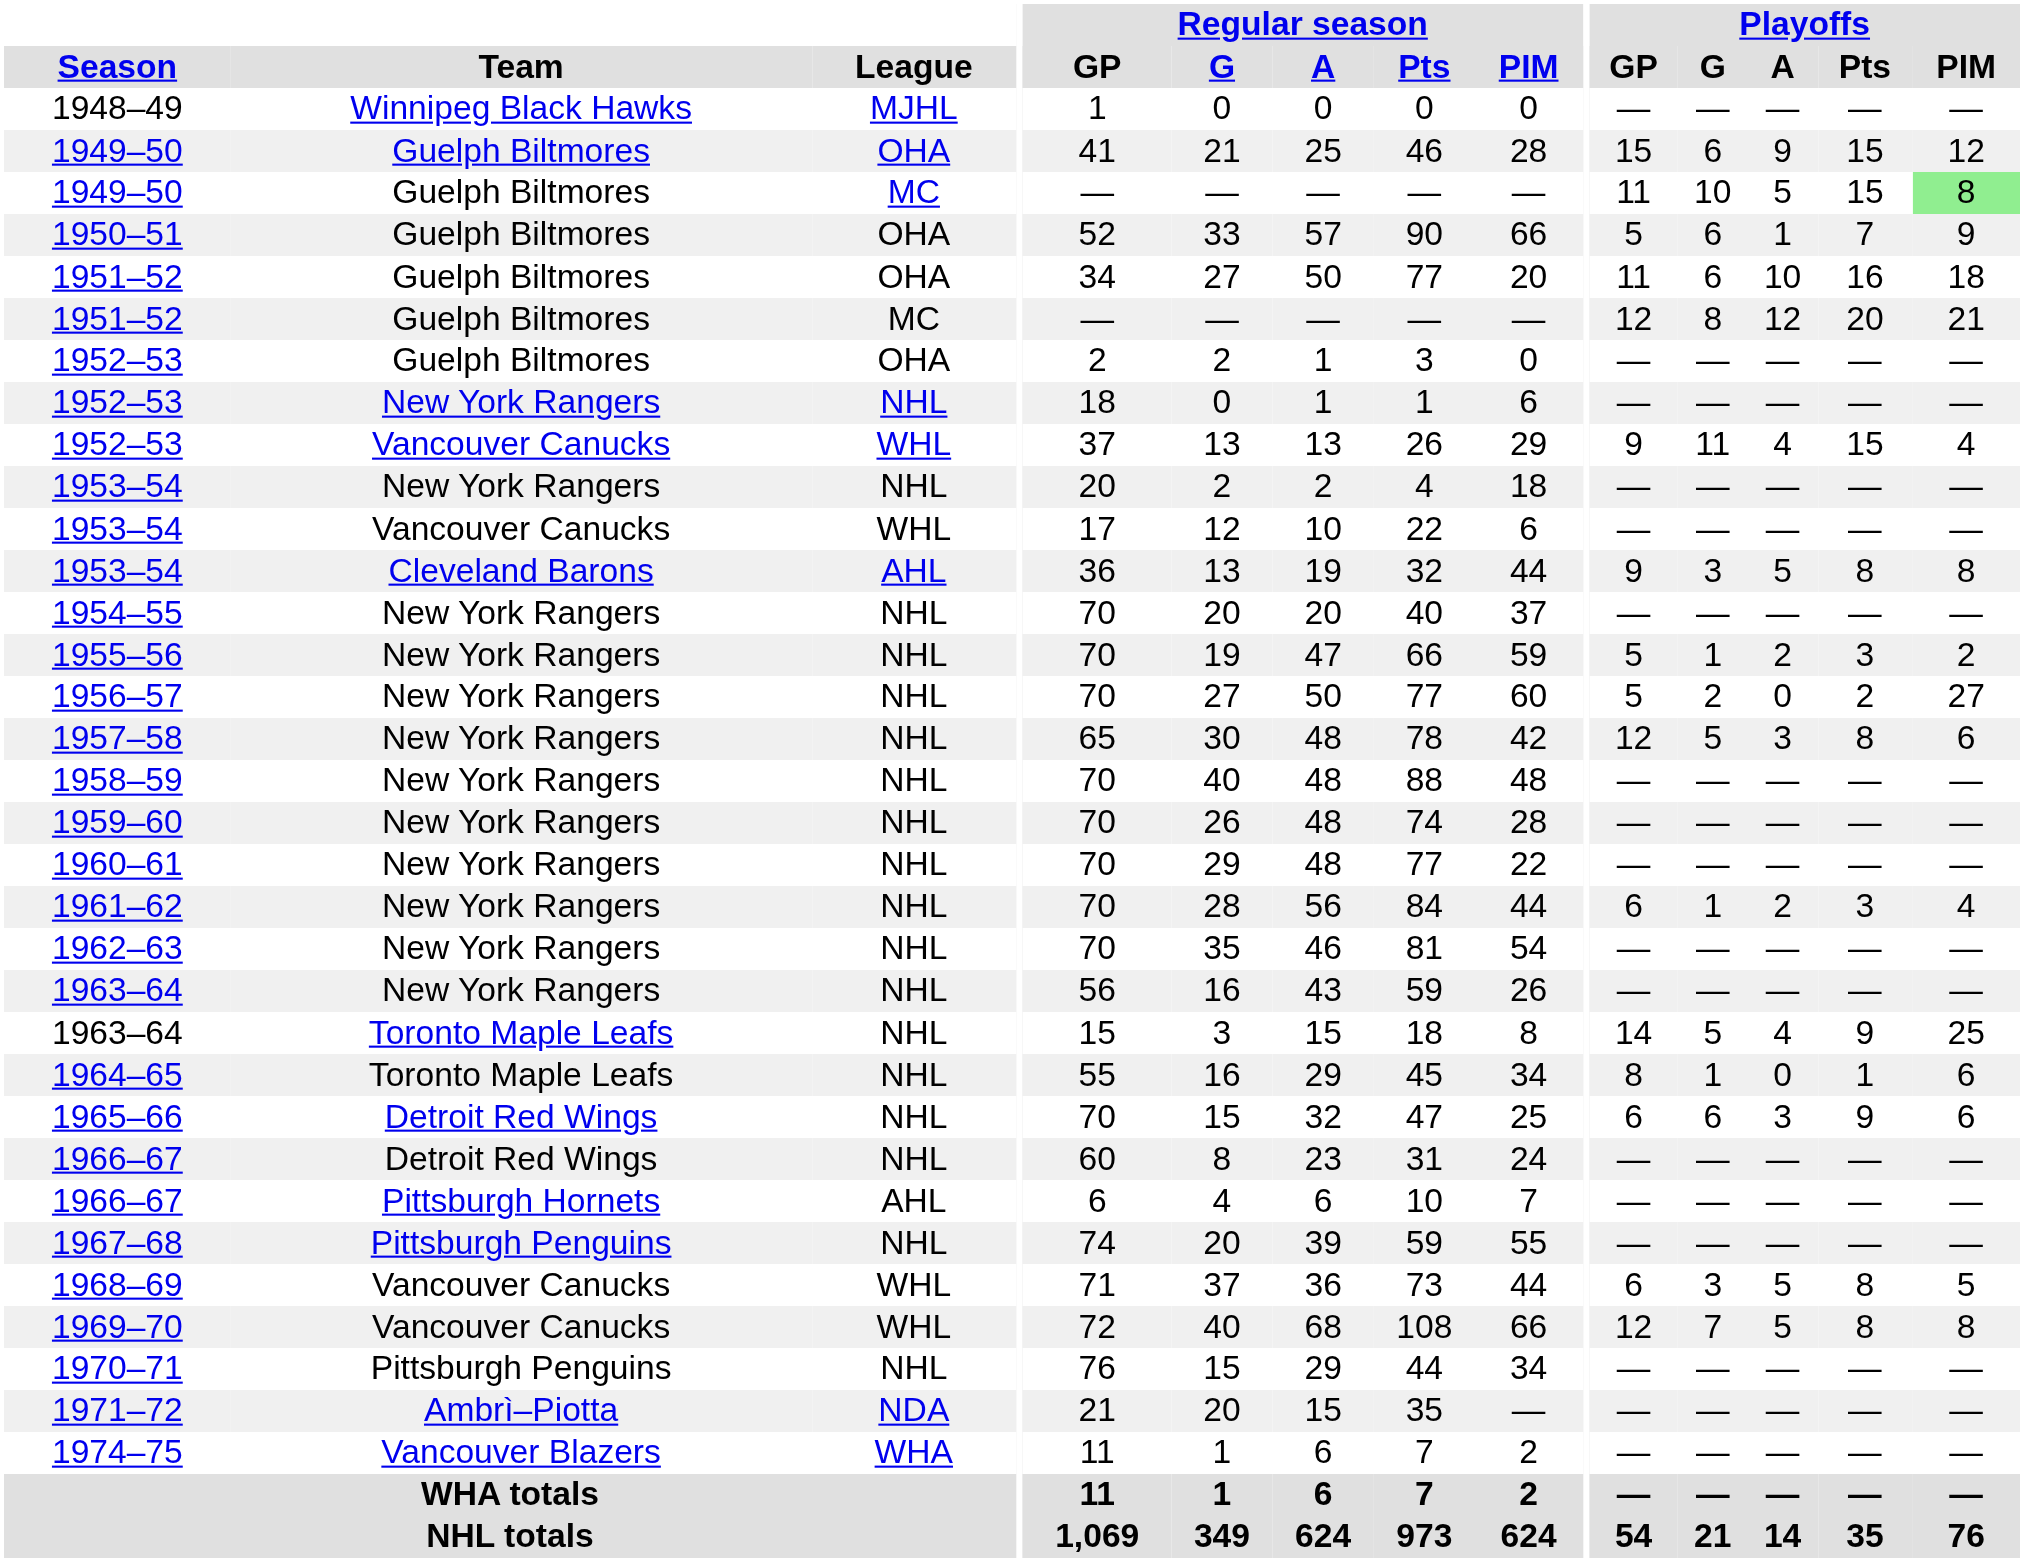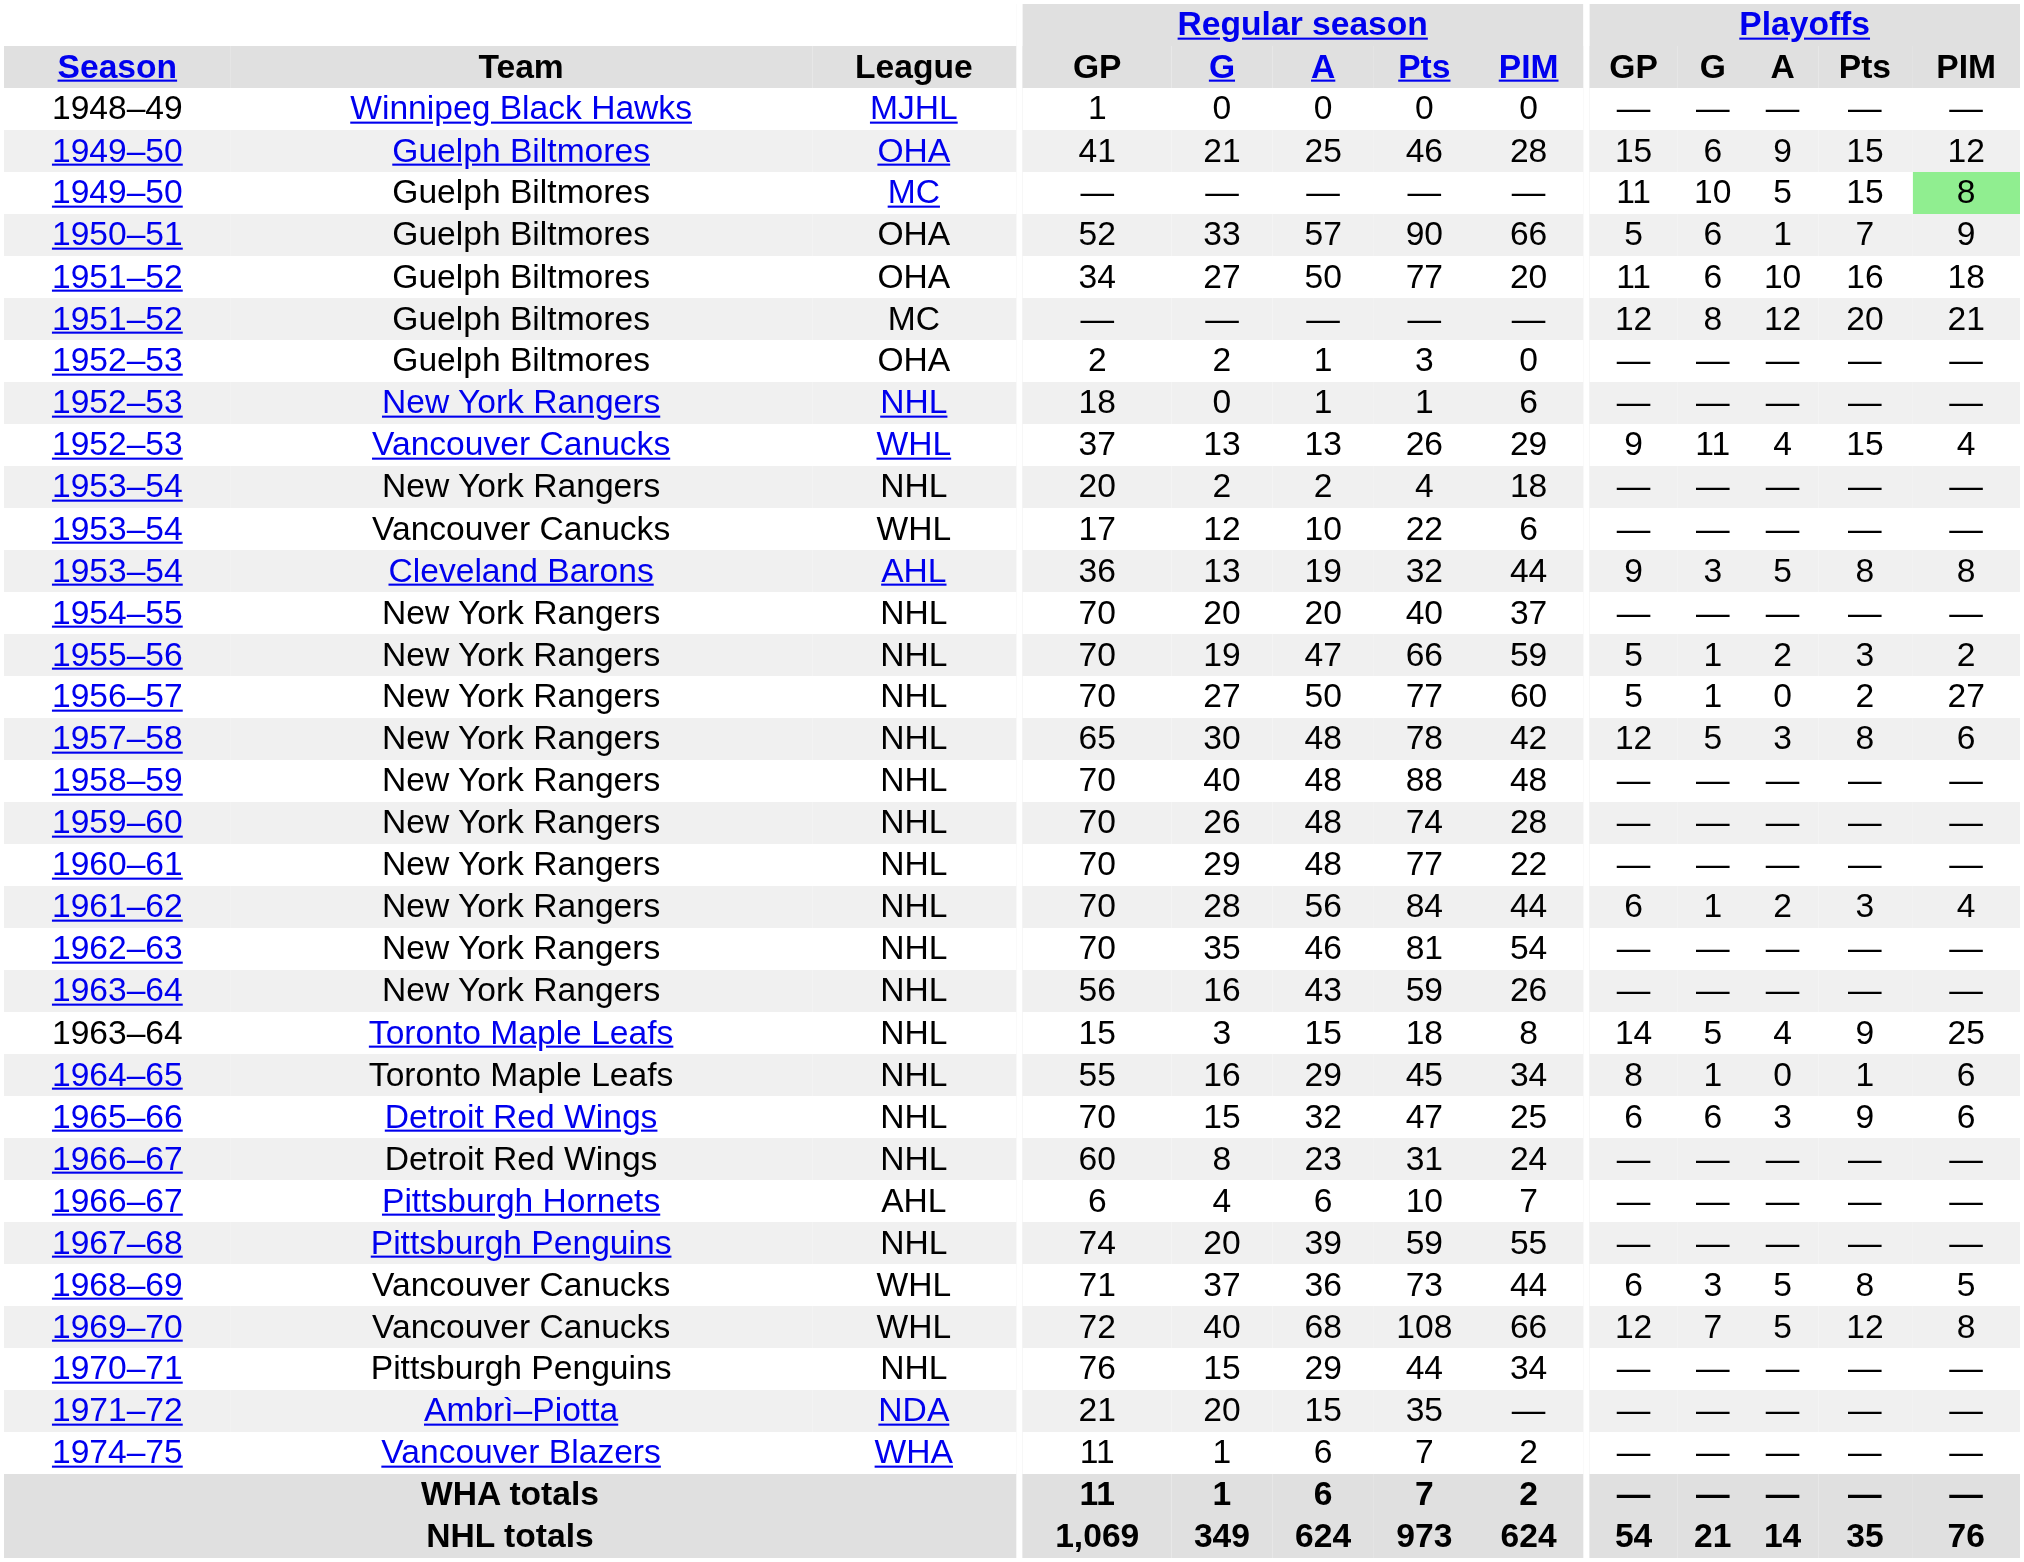(1713, 696) 2 -> (1713, 696) 1
(1865, 1326) 8 -> (1865, 1326) 12
